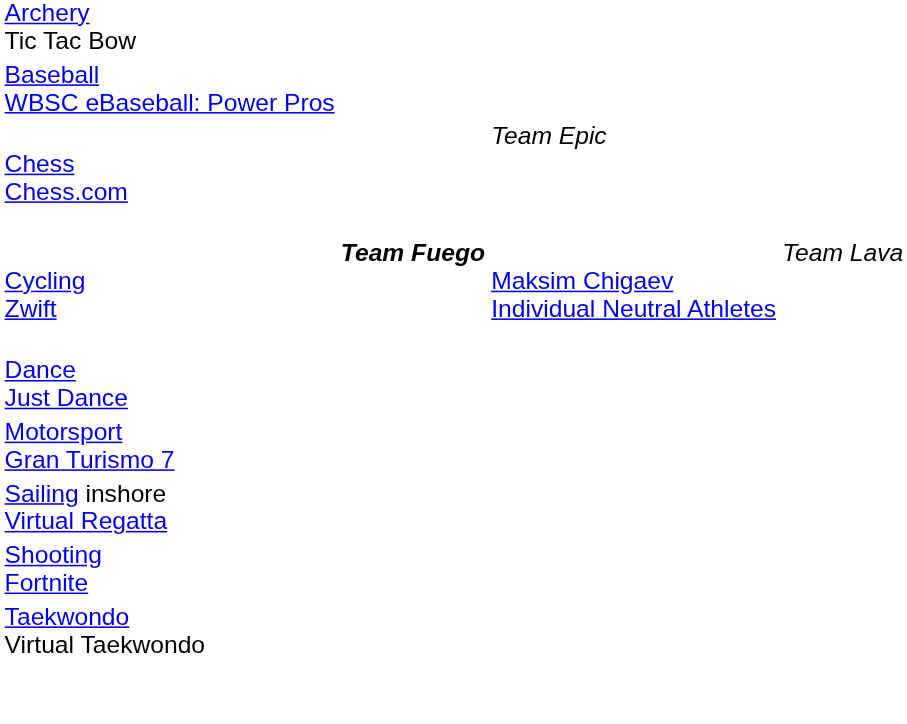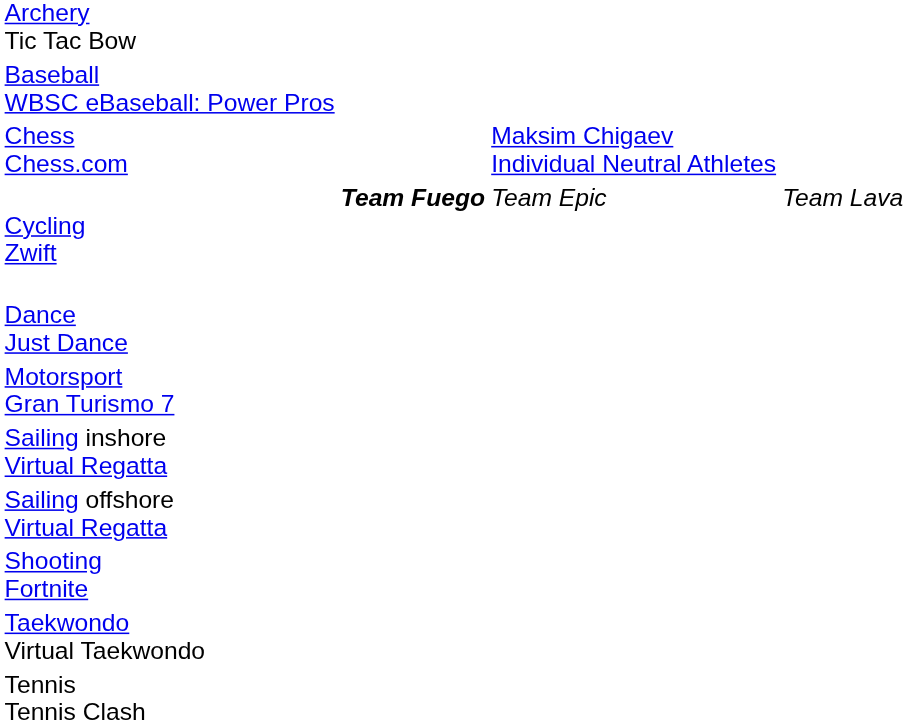(549, 136) Team Epic -> (634, 150) Maksim Chigaev Individual Neutral Athletes
(634, 295) Maksim Chigaev Individual Neutral Athletes -> (549, 198) Team Epic
+ row: (89, 513)
+ row: (75, 698)
